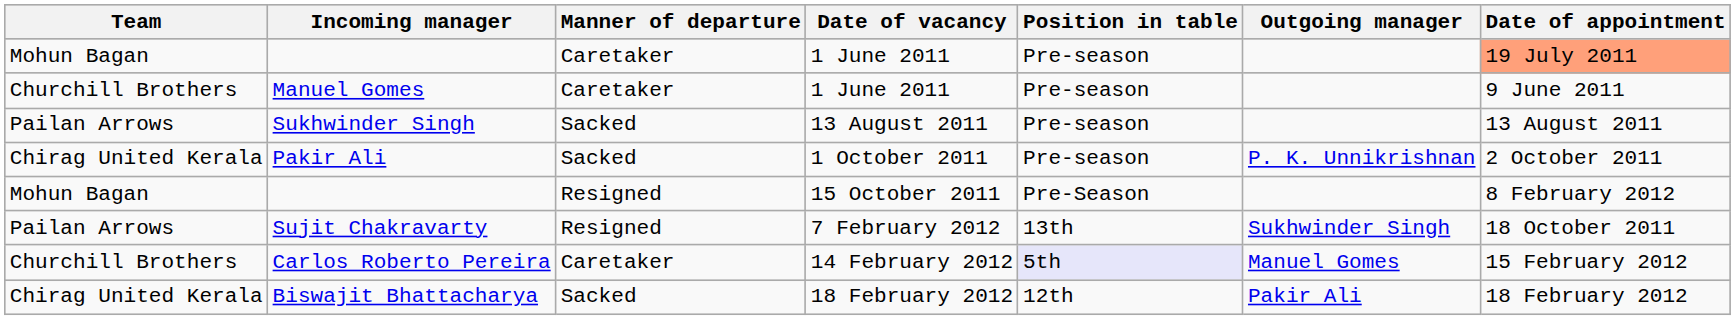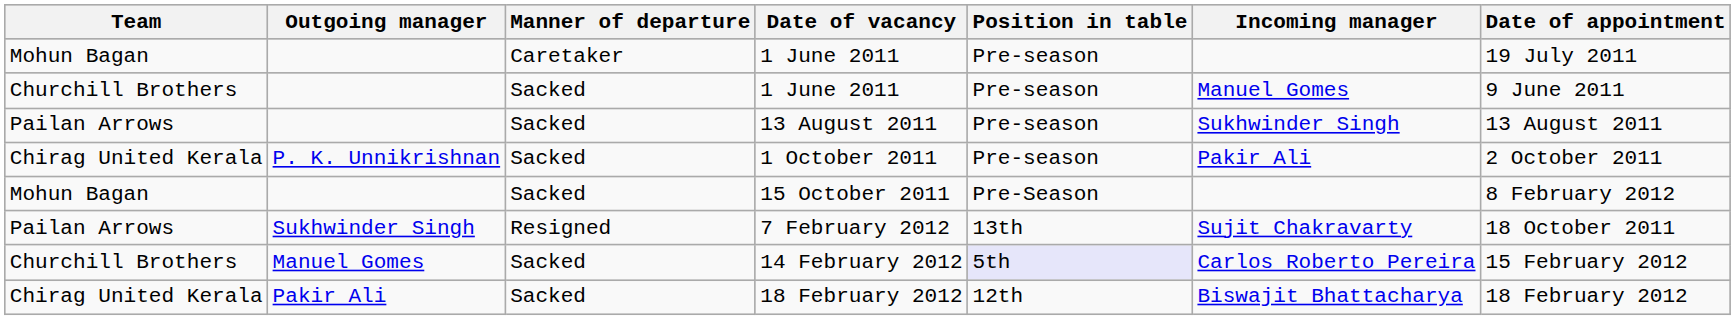columns swapped: (1362, 22) <-> (412, 22)
(1561, 56) lightsalmon background -> (1561, 56) no background
(618, 91) Caretaker -> (548, 91) Sacked
(611, 194) Resigned -> (548, 194) Sacked
(618, 262) Caretaker -> (548, 262) Sacked
